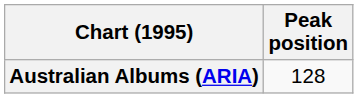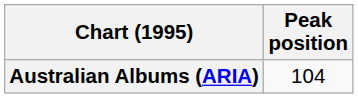(308, 76) 128 -> (308, 76) 104
